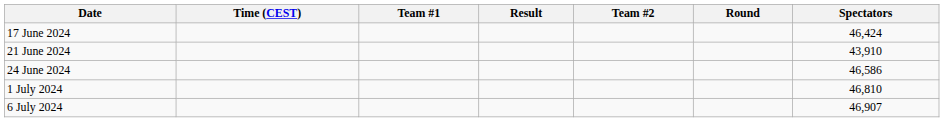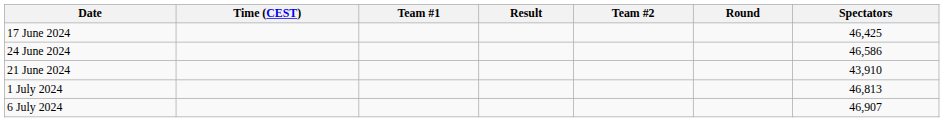(866, 32) 46,424 -> (866, 32) 46,425
rows swapped: (39, 51) <-> (39, 70)
(866, 88) 46,810 -> (866, 88) 46,813
